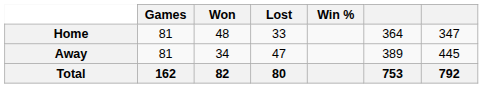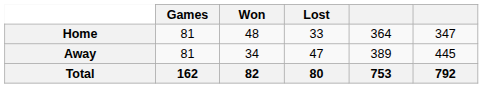- column: (336, 14)
